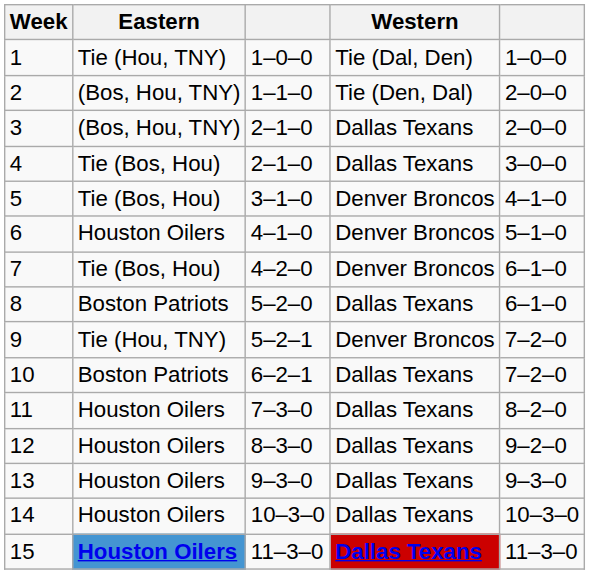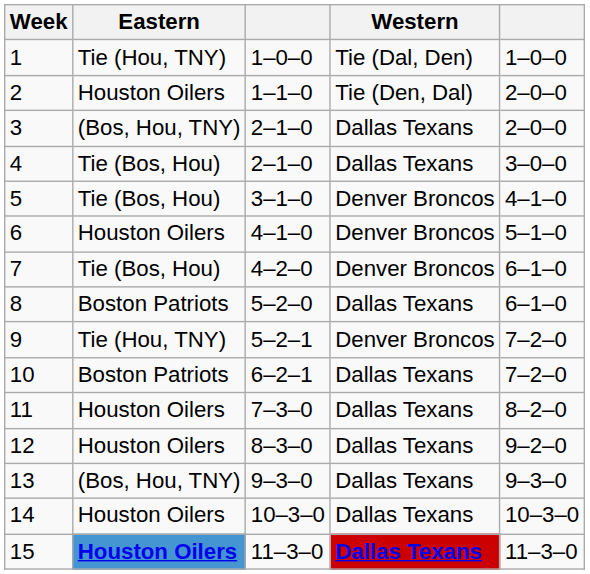(159, 92) (Bos, Hou, TNY) -> (151, 92) Houston Oilers
(151, 480) Houston Oilers -> (159, 480) (Bos, Hou, TNY)
